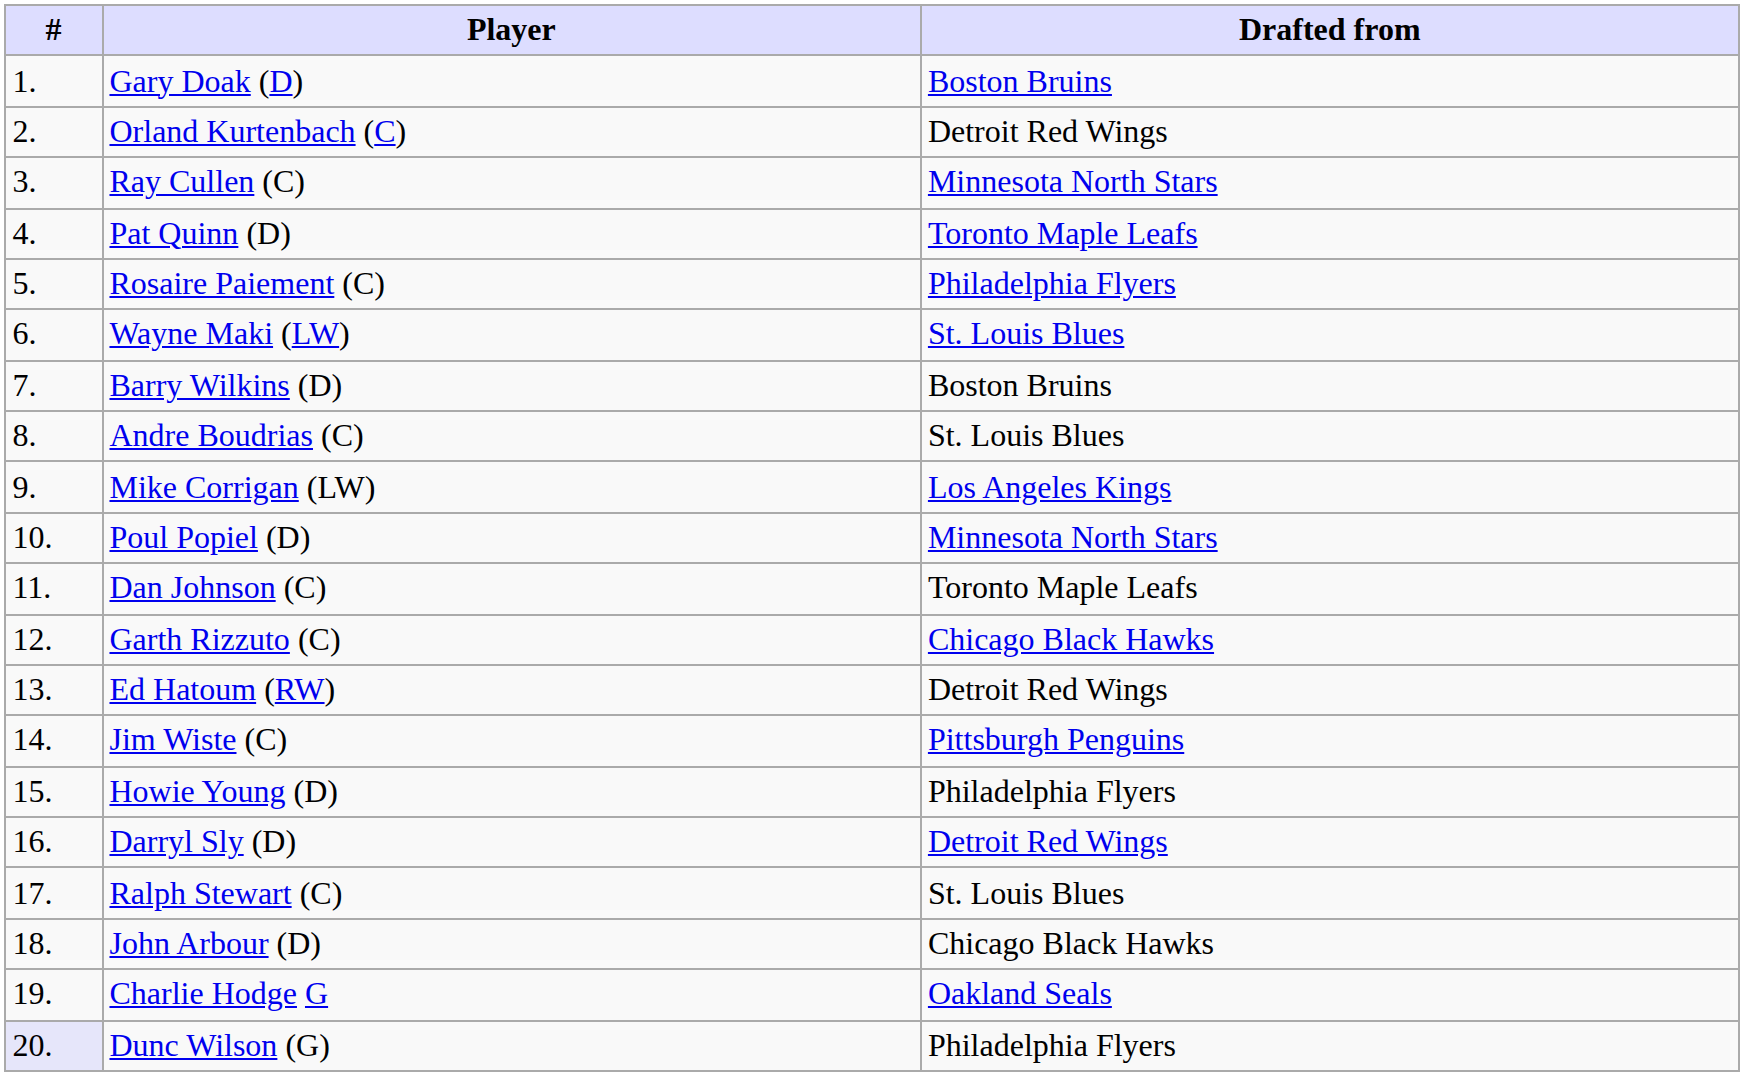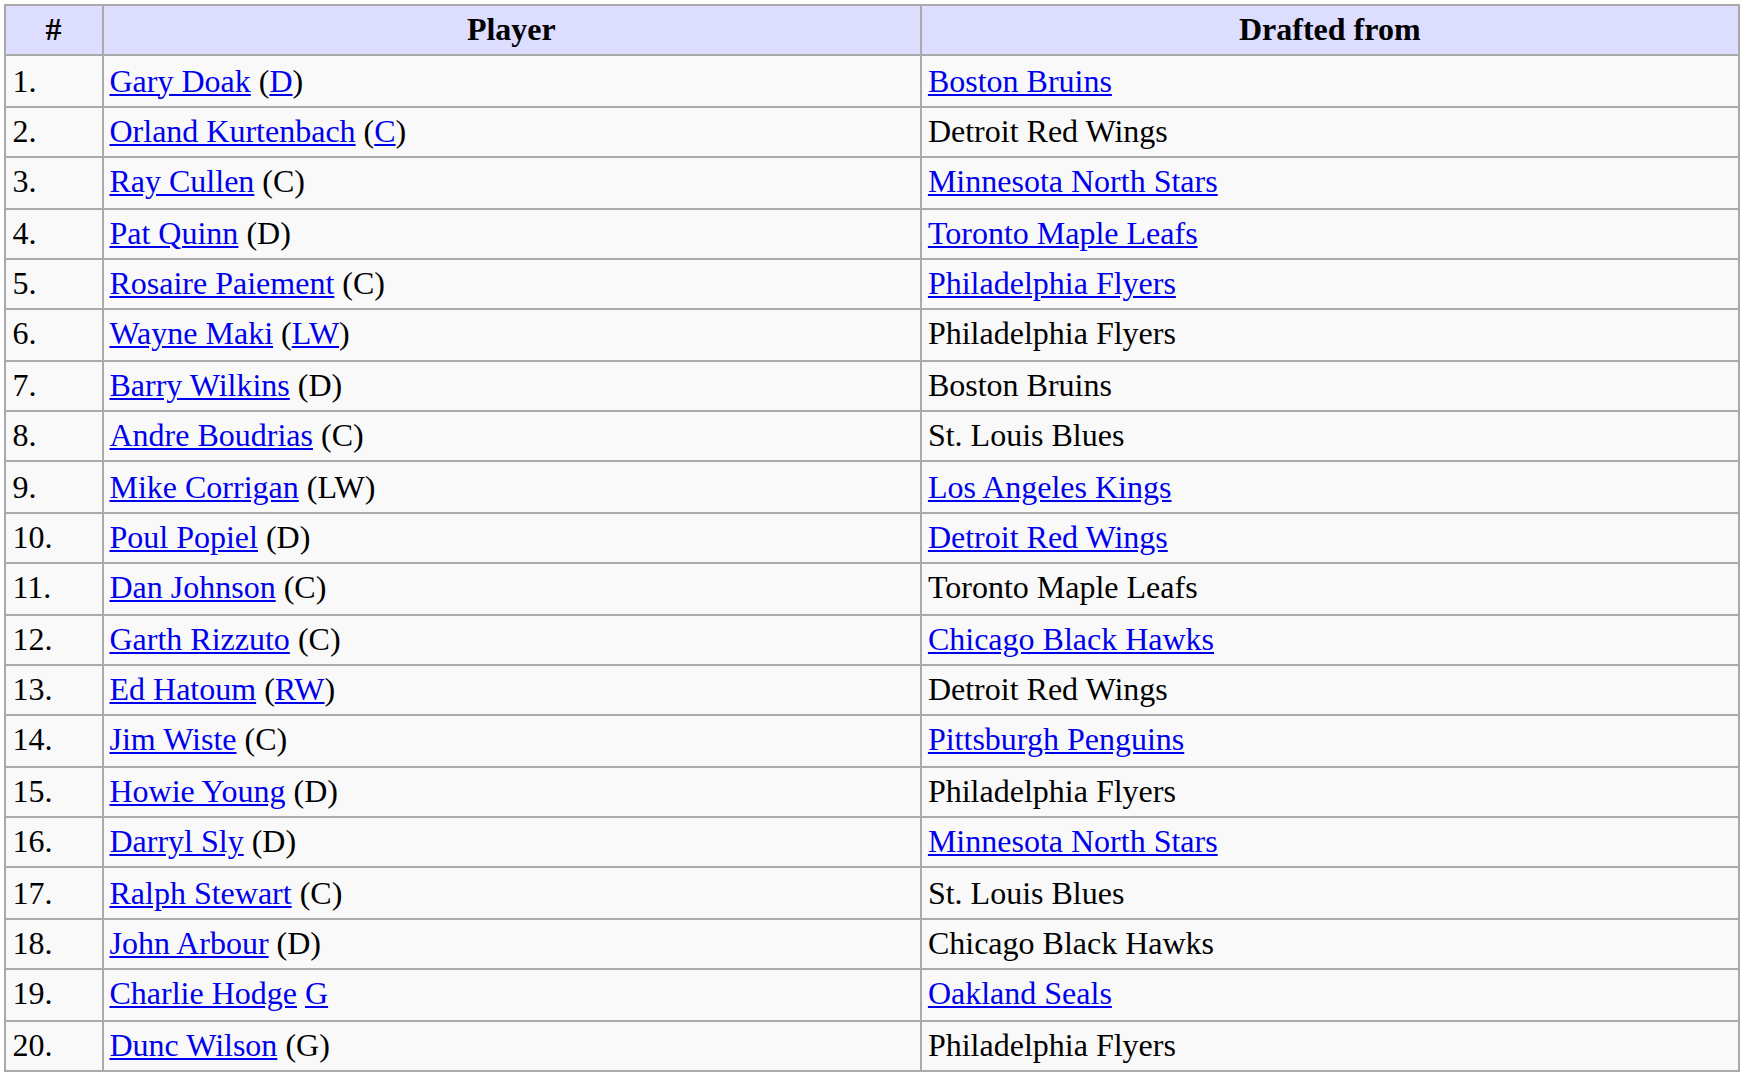(1026, 334) St. Louis Blues -> (1052, 334) Philadelphia Flyers
(1073, 537) Minnesota North Stars -> (1048, 537) Detroit Red Wings
(1048, 841) Detroit Red Wings -> (1073, 841) Minnesota North Stars
(32, 1044) lavender background -> (32, 1044) no background
